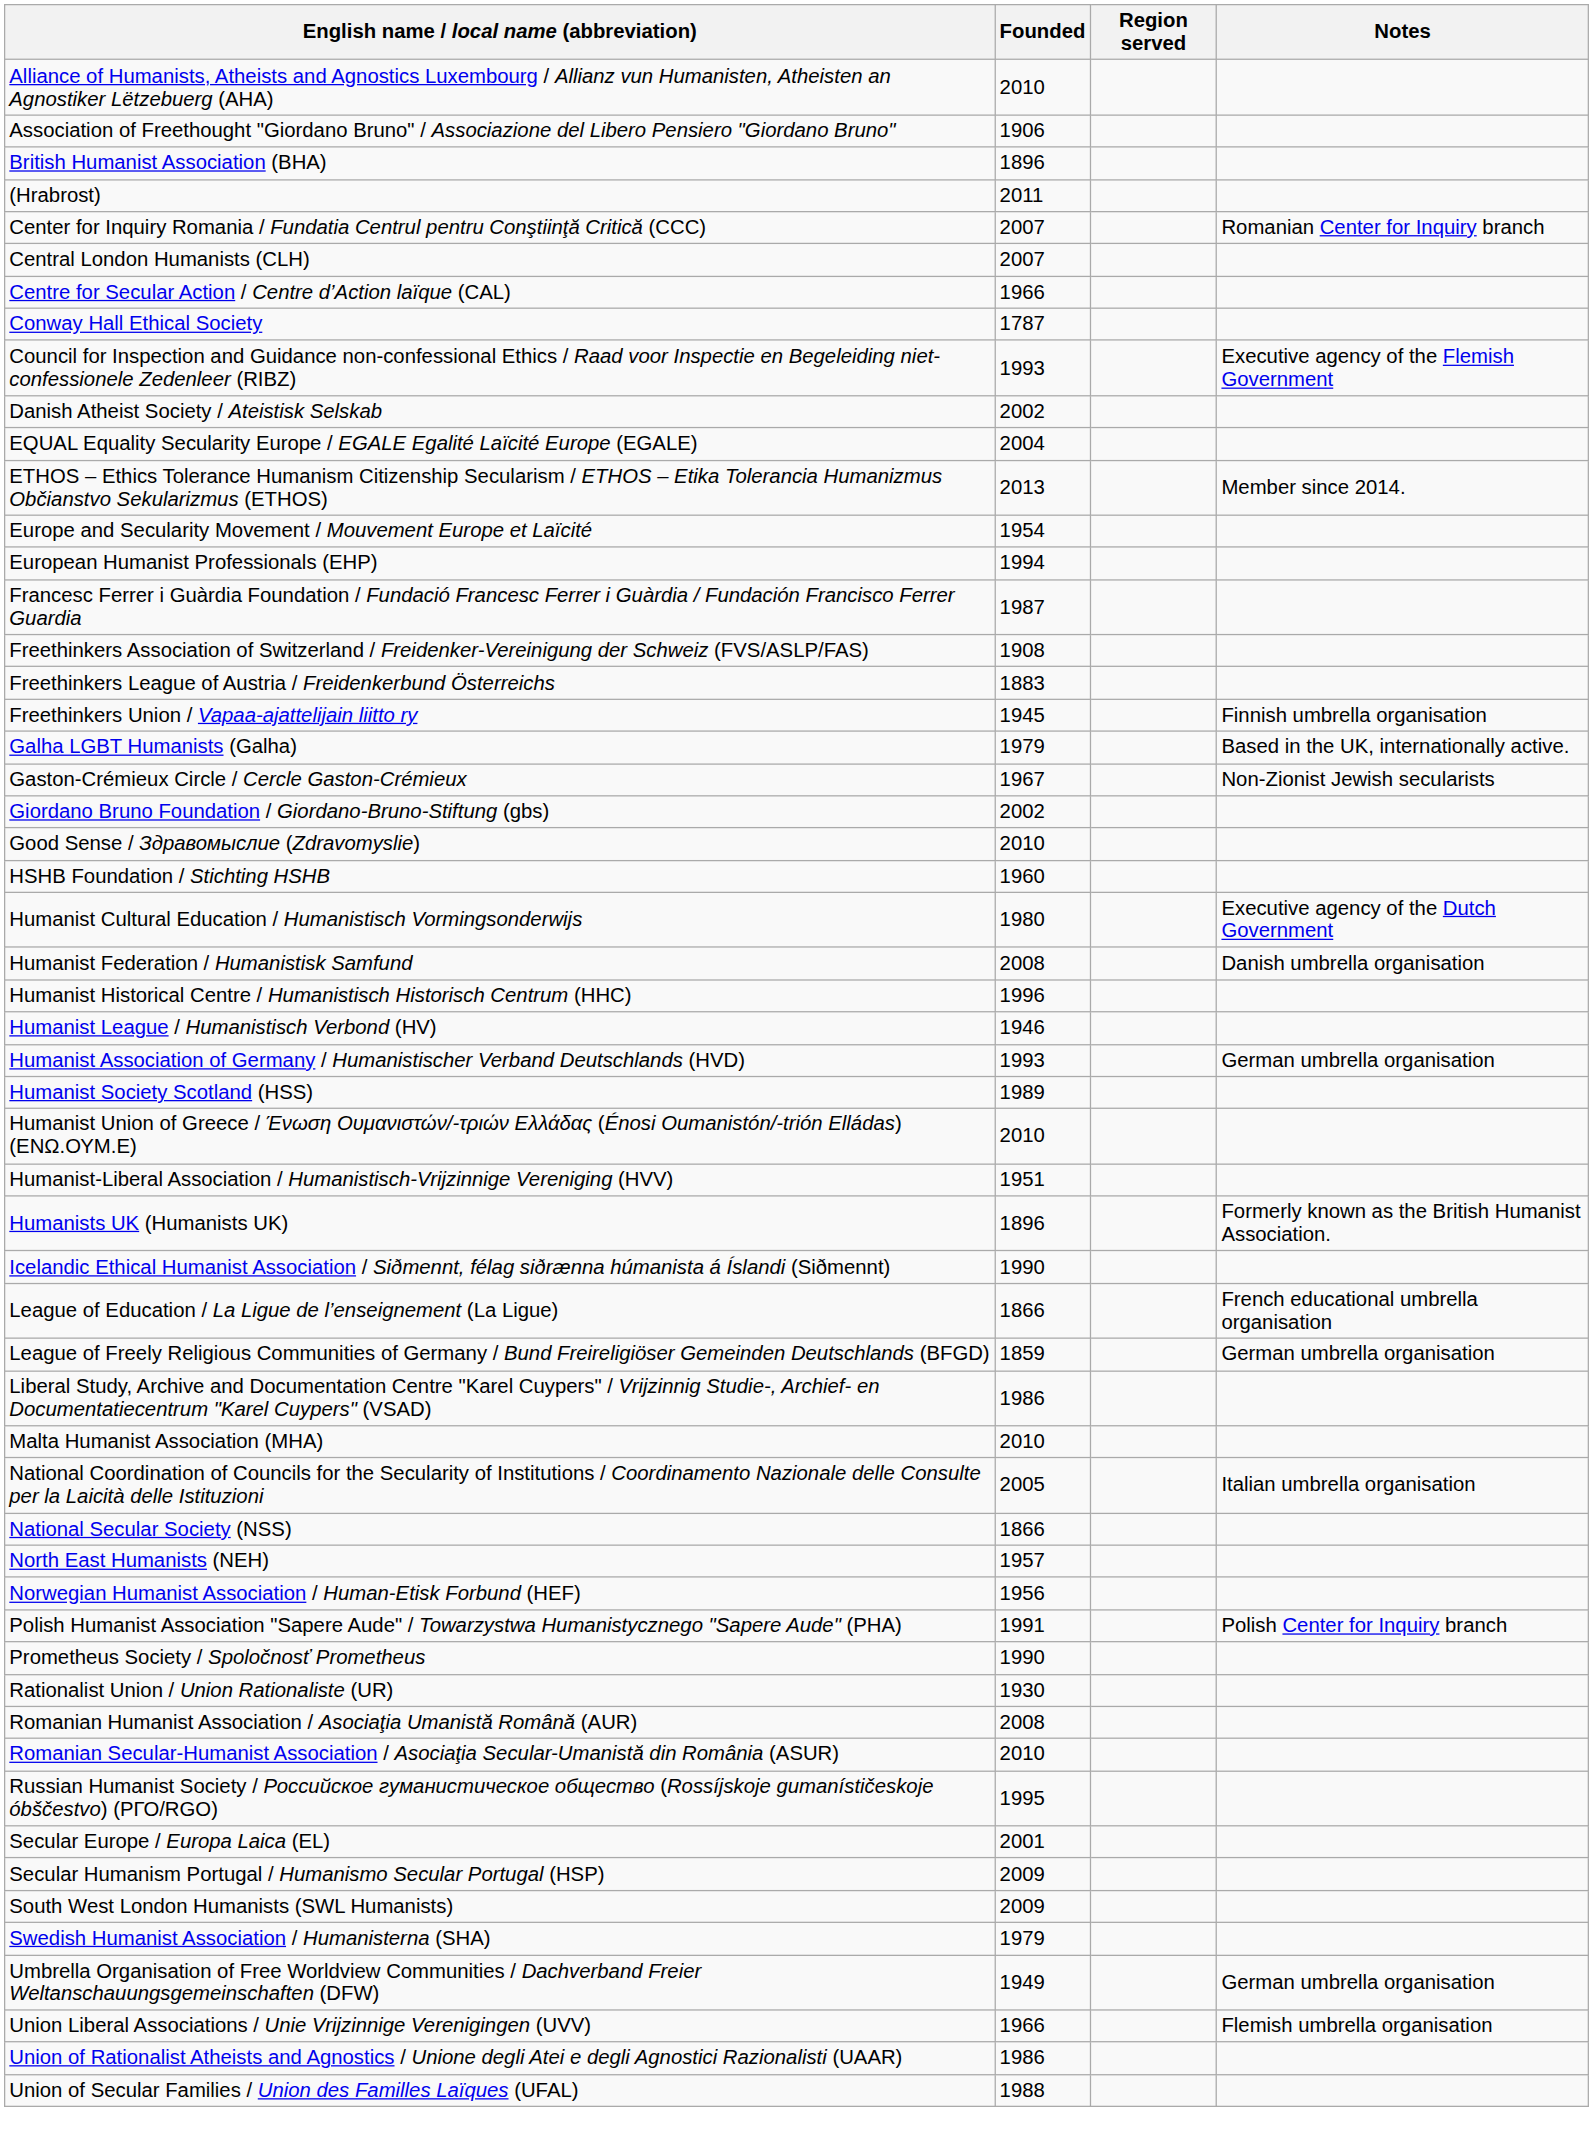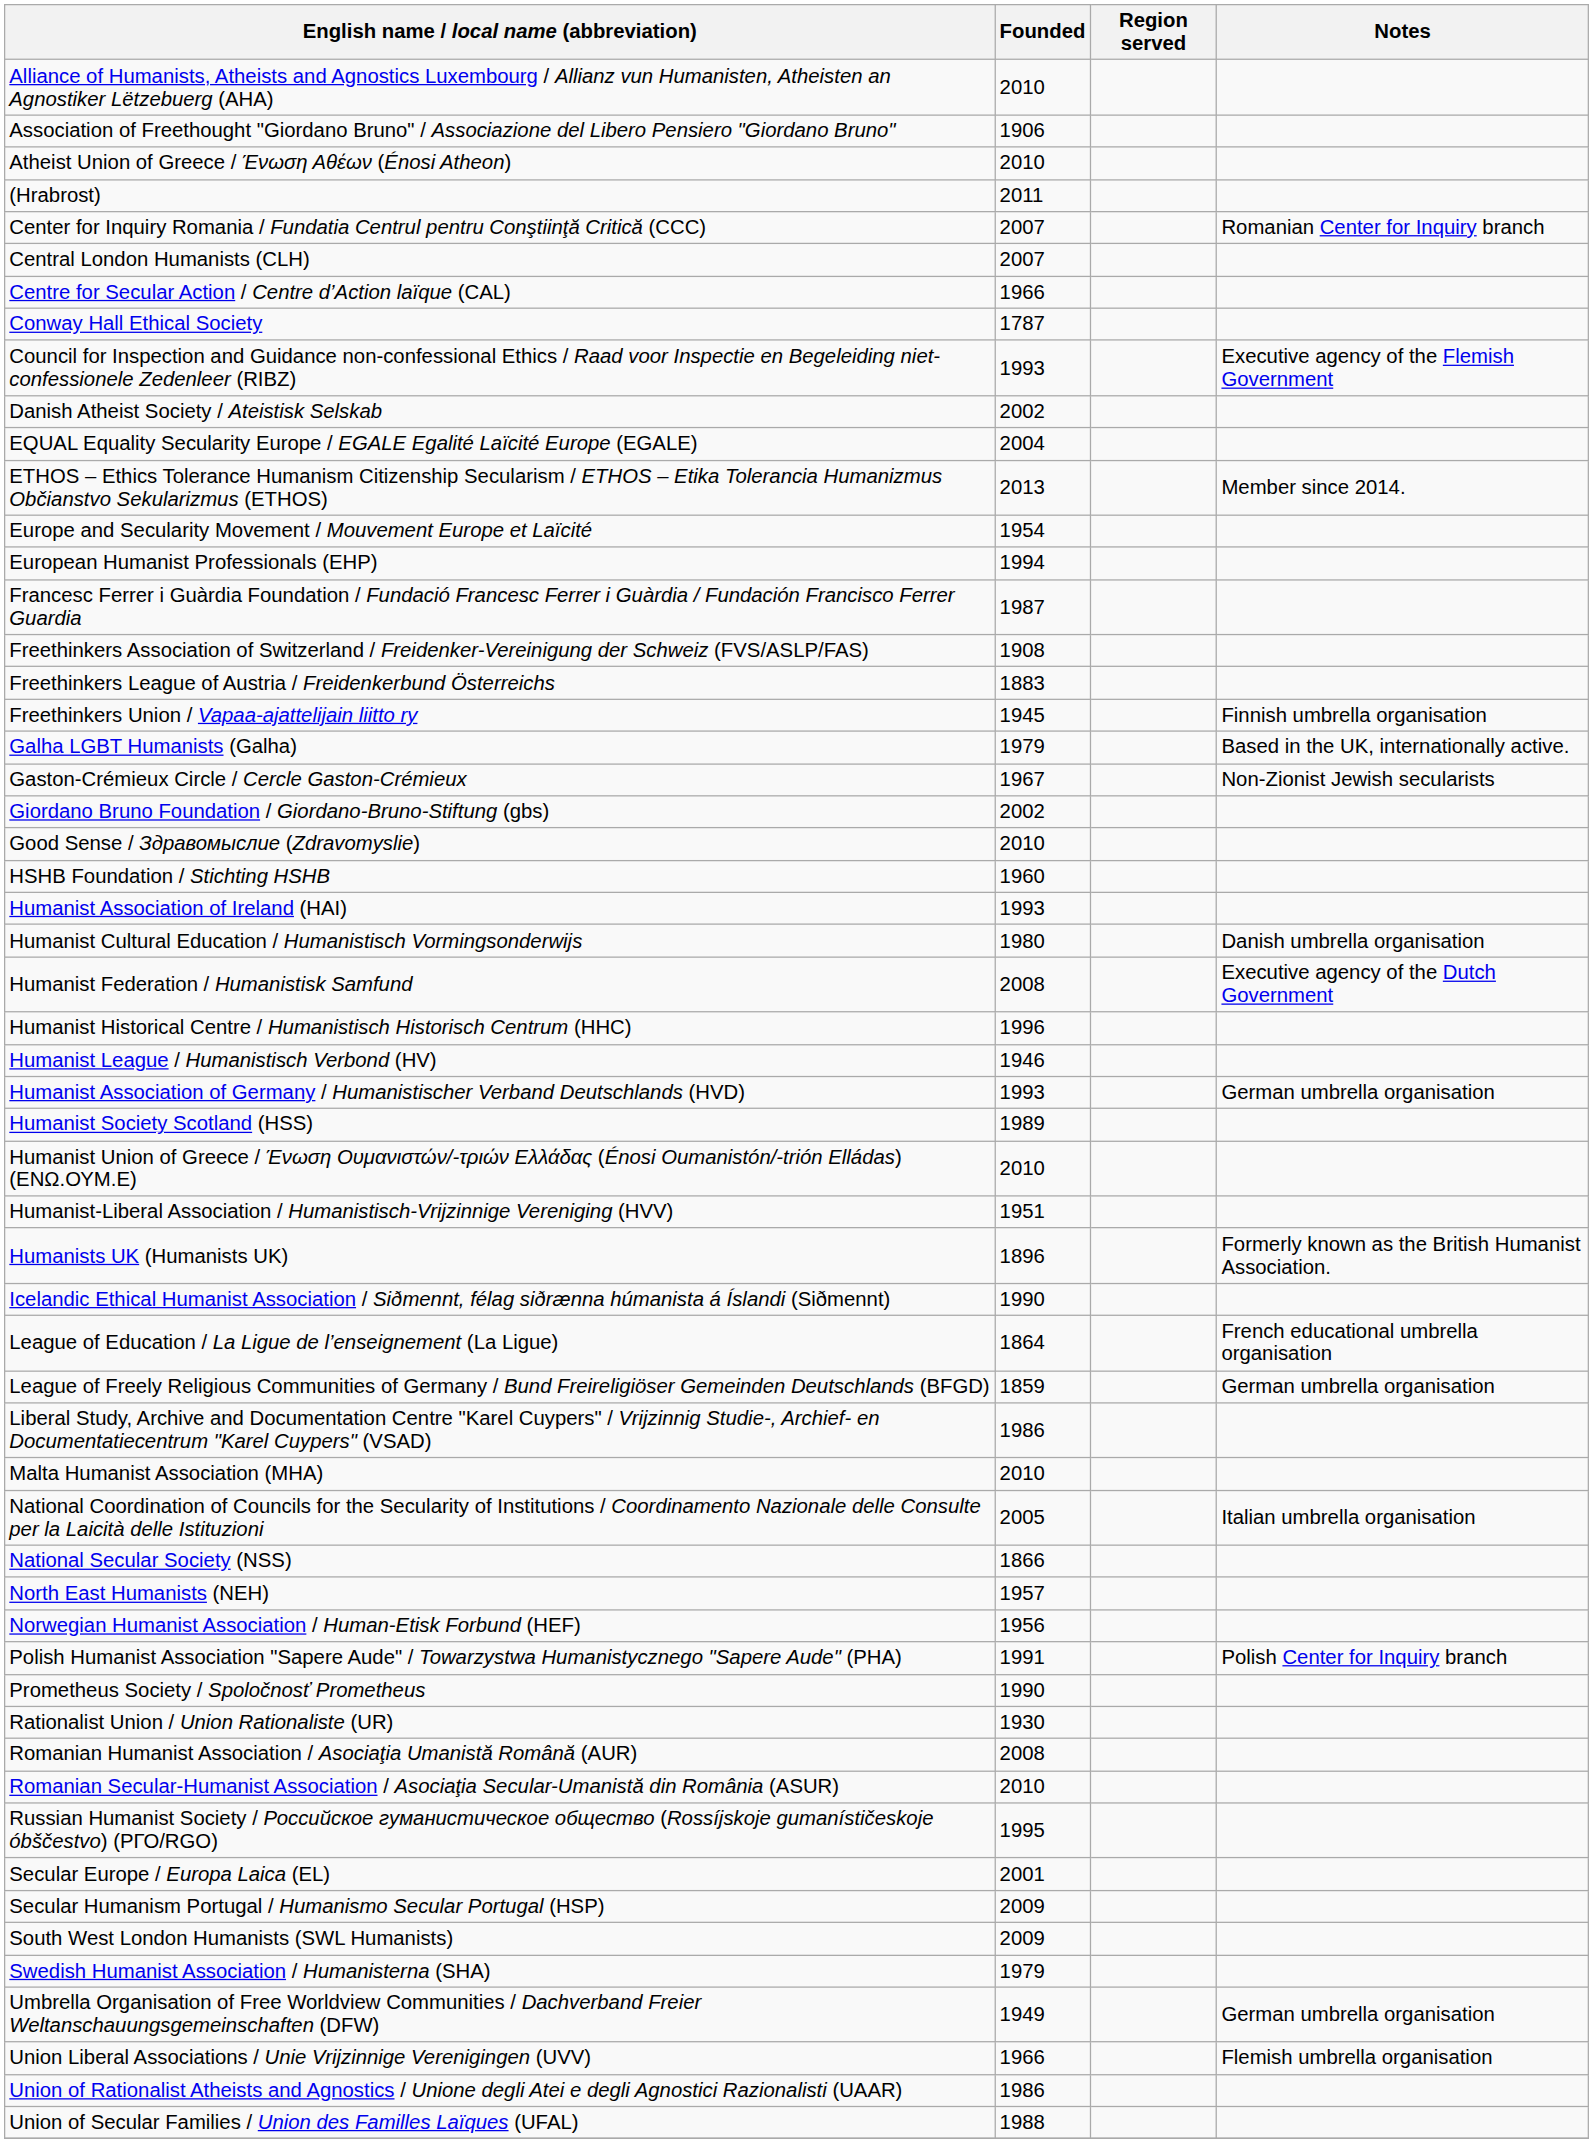+ row: (260, 163)
- row: (168, 163)
+ row: (178, 908)
(1359, 919) Executive agency of the Dutch Government -> (1353, 940) Danish umbrella organisation
(1353, 963) Danish umbrella organisation -> (1359, 984) Executive agency of the Dutch Government
(1022, 1310) 1866 -> (1022, 1342) 1864
